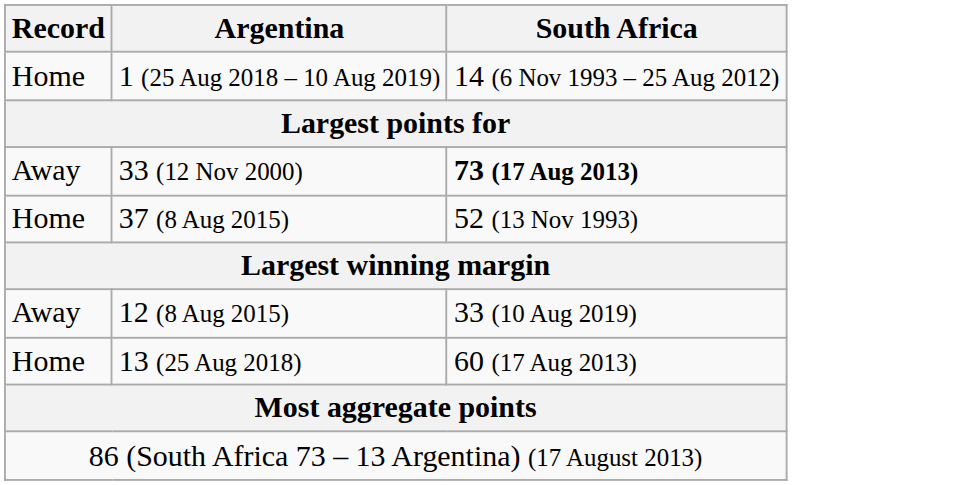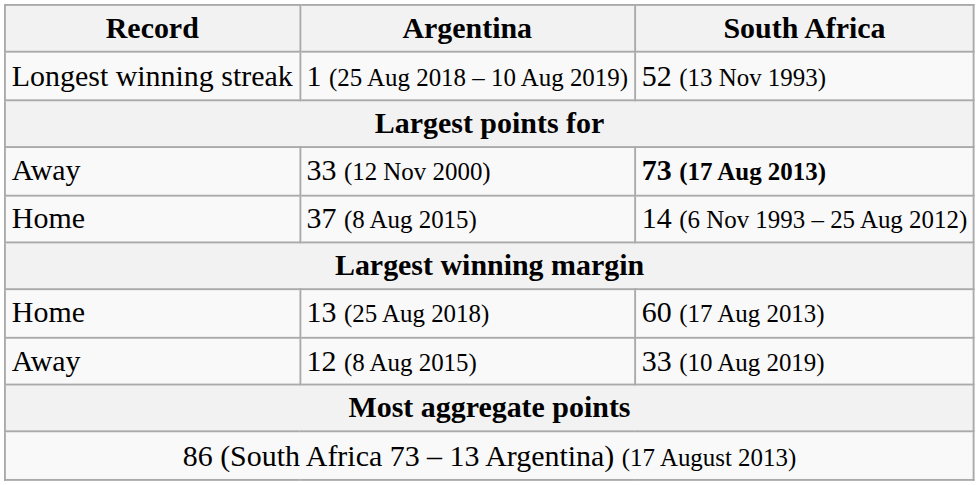(48, 75) Home -> (152, 75) Longest winning streak
(617, 75) 14 (6 Nov 1993 – 25 Aug 2012) -> (734, 75) 52 (13 Nov 1993)
(546, 218) 52 (13 Nov 1993) -> (805, 218) 14 (6 Nov 1993 – 25 Aug 2012)
rows swapped: (210, 360) <-> (204, 312)
